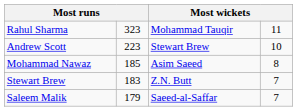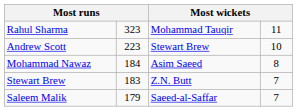(132, 64) 185 -> (132, 64) 184
